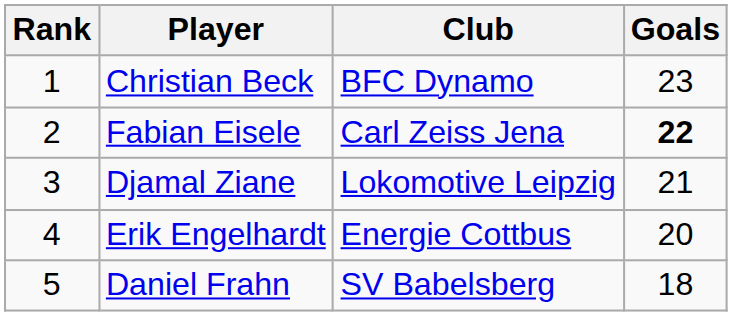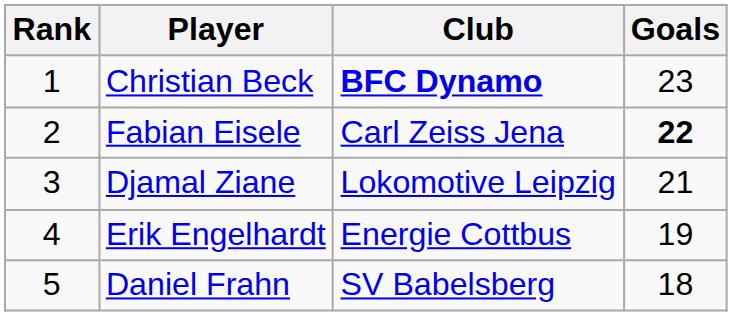(437, 81) normal -> (442, 81) bold
(675, 234) 20 -> (675, 234) 19
